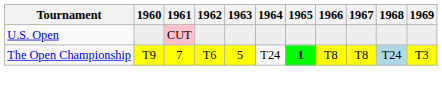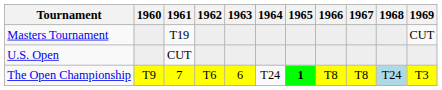+ row: (58, 35)
(179, 35) pink background -> (179, 55) no background
(240, 55) 5 -> (240, 75) 6
